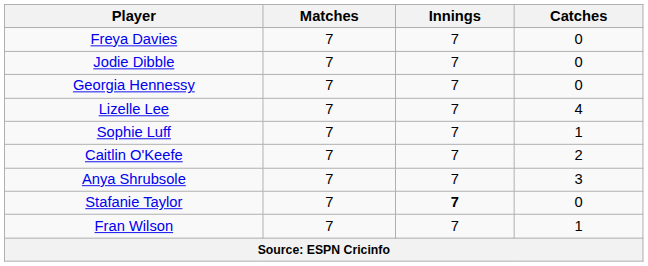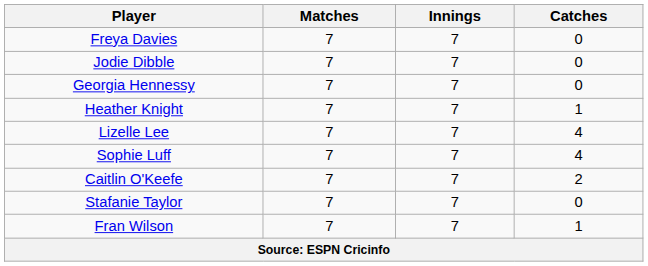+ row: (134, 109)
(579, 132) 1 -> (579, 156) 4
- row: (134, 179)
(455, 202) bold -> (455, 202) normal
